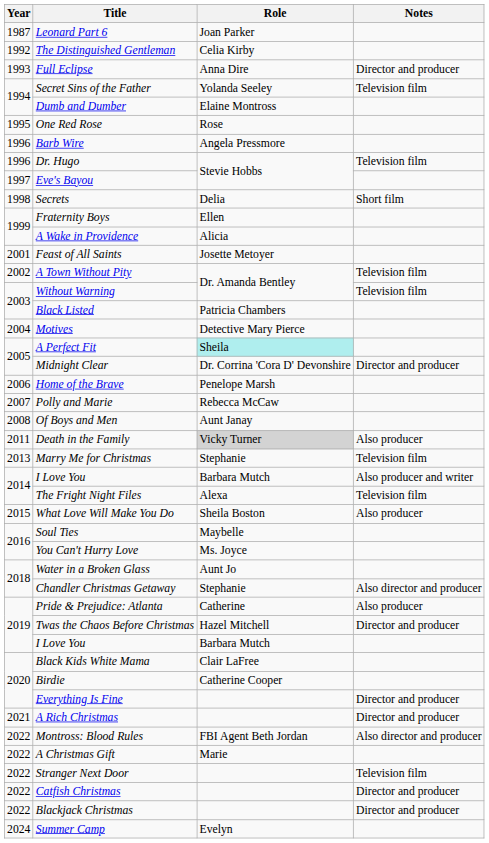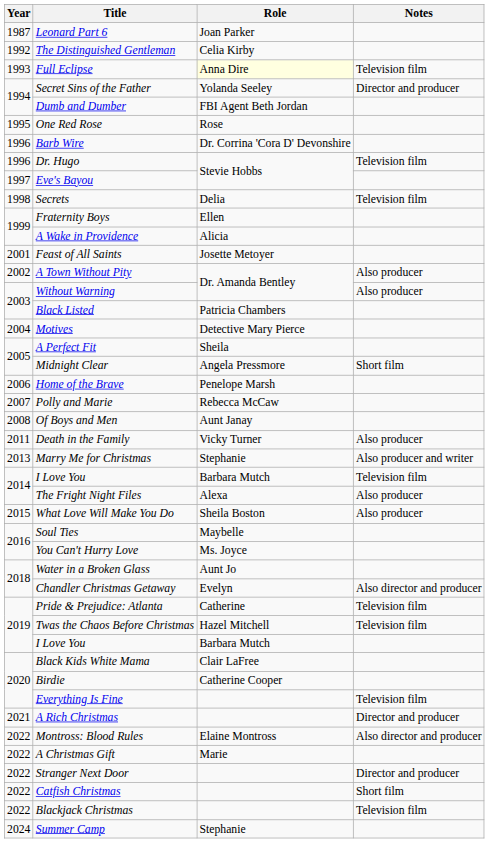(224, 69) no background -> (224, 69) lightyellow background
(408, 69) Director and producer -> (392, 69) Television film
(392, 87) Television film -> (408, 87) Director and producer
(238, 106) Elaine Montross -> (254, 106) FBI Agent Beth Jordan
(242, 143) Angela Pressmore -> (275, 143) Dr. Corrina 'Cora D' Devonshire
(380, 198) Short film -> (392, 198) Television film
(392, 273) Television film -> (389, 273) Also producer
(392, 291) Television film -> (389, 291) Also producer
(214, 347) paleturquoise background -> (214, 347) no background
(275, 365) Dr. Corrina 'Cora D' Devonshire -> (242, 365) Angela Pressmore
(408, 365) Director and producer -> (380, 365) Short film
(230, 439) lightgrey background -> (230, 439) no background
(392, 458) Television film -> (415, 458) Also producer and writer
(415, 476) Also producer and writer -> (392, 476) Television film
(392, 495) Television film -> (389, 495) Also producer
(223, 587) Stephanie -> (216, 587) Evelyn
(389, 606) Also producer -> (392, 606) Television film
(408, 625) Director and producer -> (392, 625) Television film
(408, 699) Director and producer -> (392, 699) Television film
(254, 736) FBI Agent Beth Jordan -> (238, 736) Elaine Montross
(392, 773) Television film -> (408, 773) Director and producer
(408, 791) Director and producer -> (380, 791) Short film
(408, 810) Director and producer -> (392, 810) Television film
(216, 828) Evelyn -> (223, 828) Stephanie
